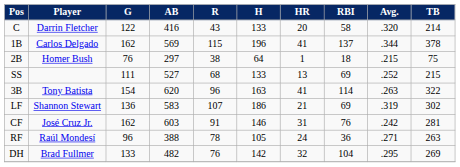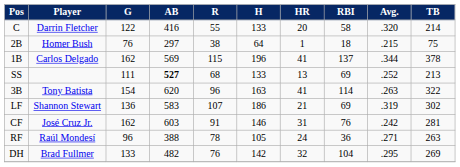(215, 28) 43 -> (215, 28) 55
rows swapped: (16, 43) <-> (16, 59)
(171, 75) normal -> (171, 75) bold
(433, 75) 215 -> (433, 75) 213
